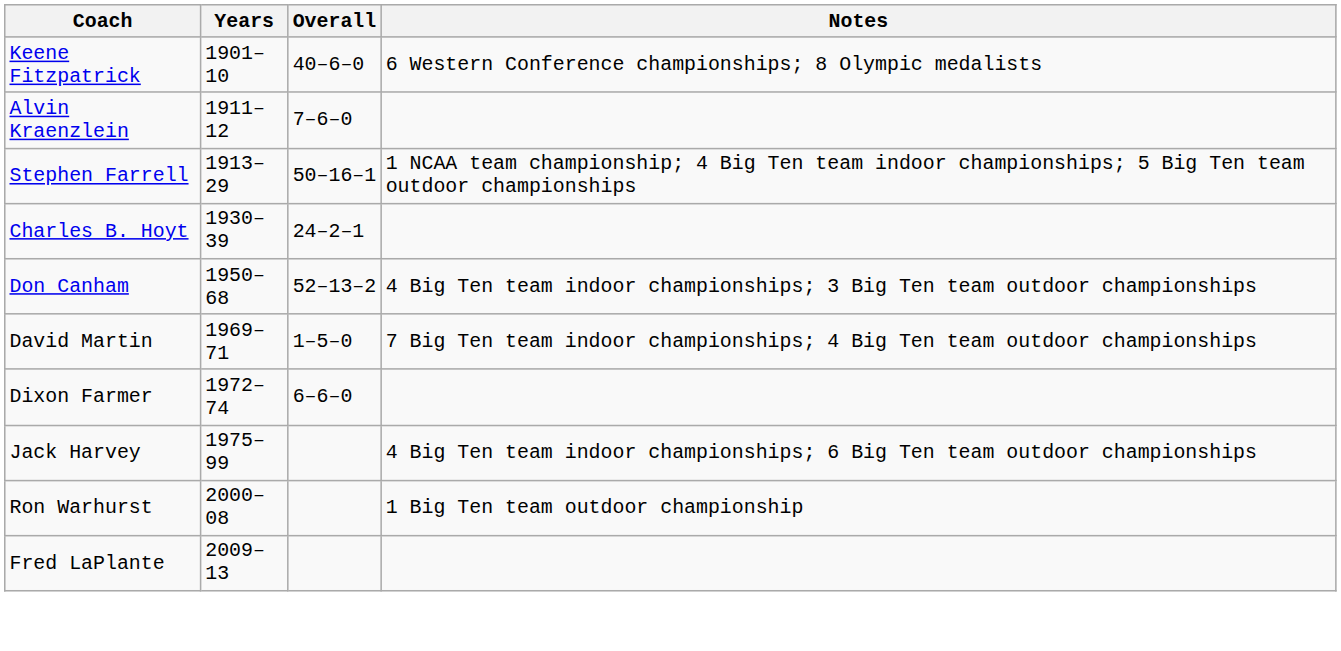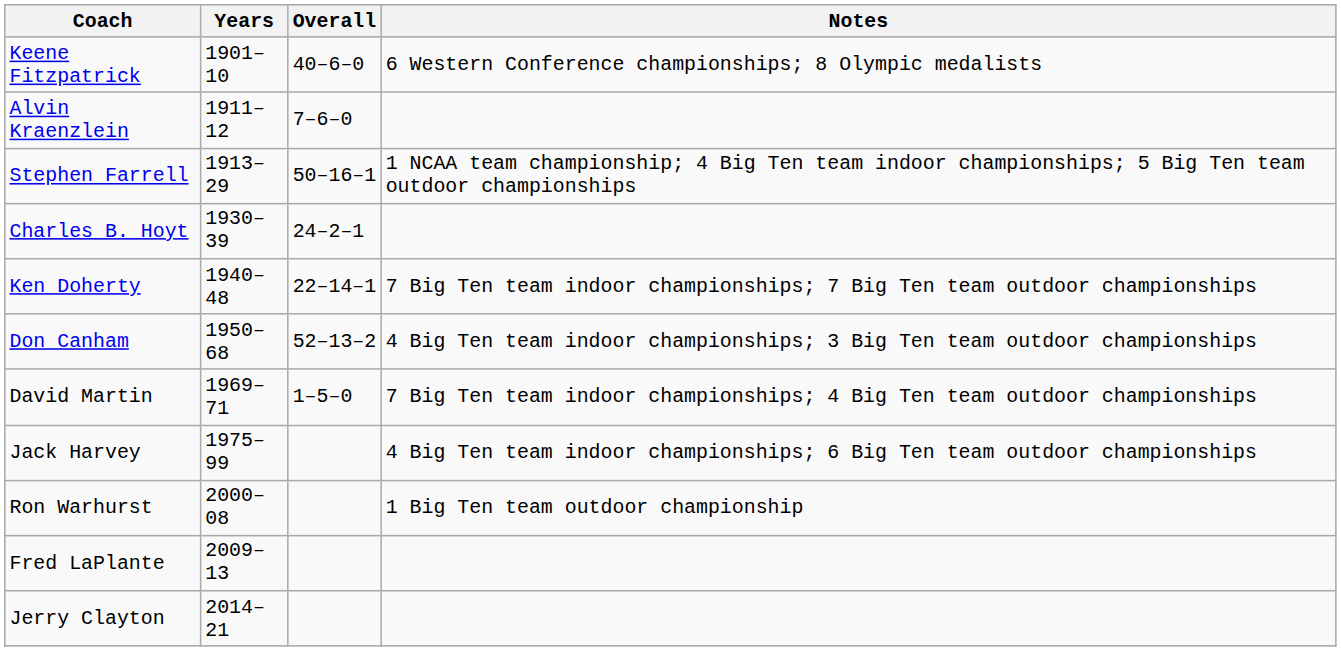+ row: (75, 286)
- row: (81, 397)
+ row: (87, 619)
